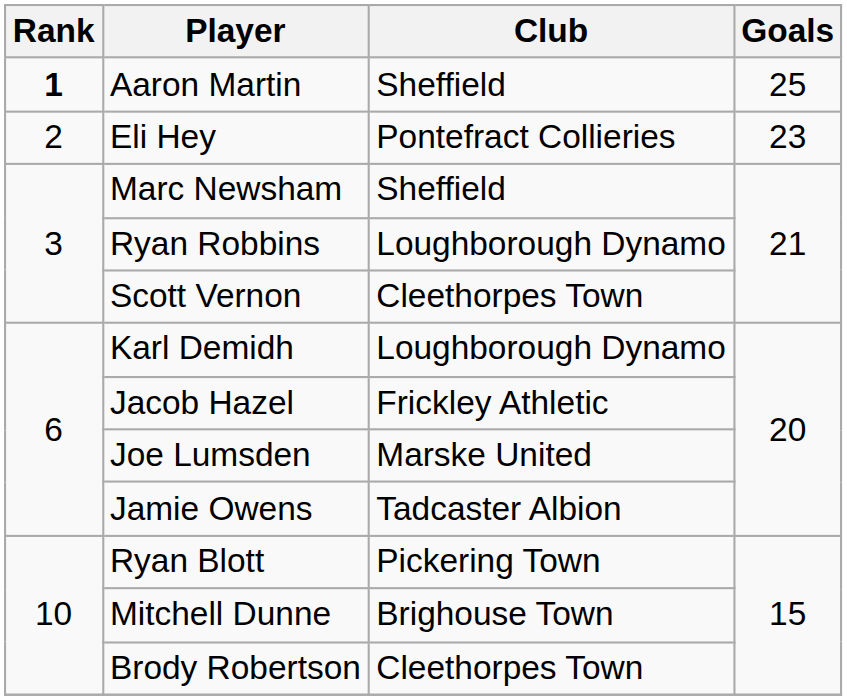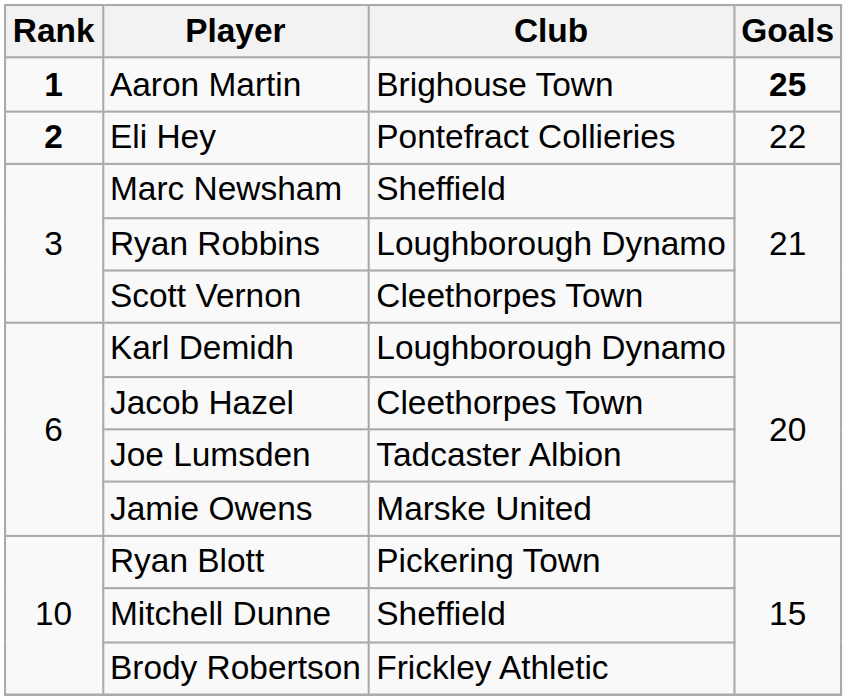(441, 84) Sheffield -> (495, 84) Brighouse Town
(788, 84) normal -> (788, 84) bold
(54, 137) normal -> (54, 137) bold
(788, 137) 23 -> (788, 137) 22
(492, 402) Frickley Athletic -> (510, 402) Cleethorpes Town
(484, 455) Marske United -> (499, 455) Tadcaster Albion
(499, 508) Tadcaster Albion -> (484, 508) Marske United
(495, 614) Brighouse Town -> (441, 614) Sheffield
(510, 667) Cleethorpes Town -> (492, 667) Frickley Athletic
